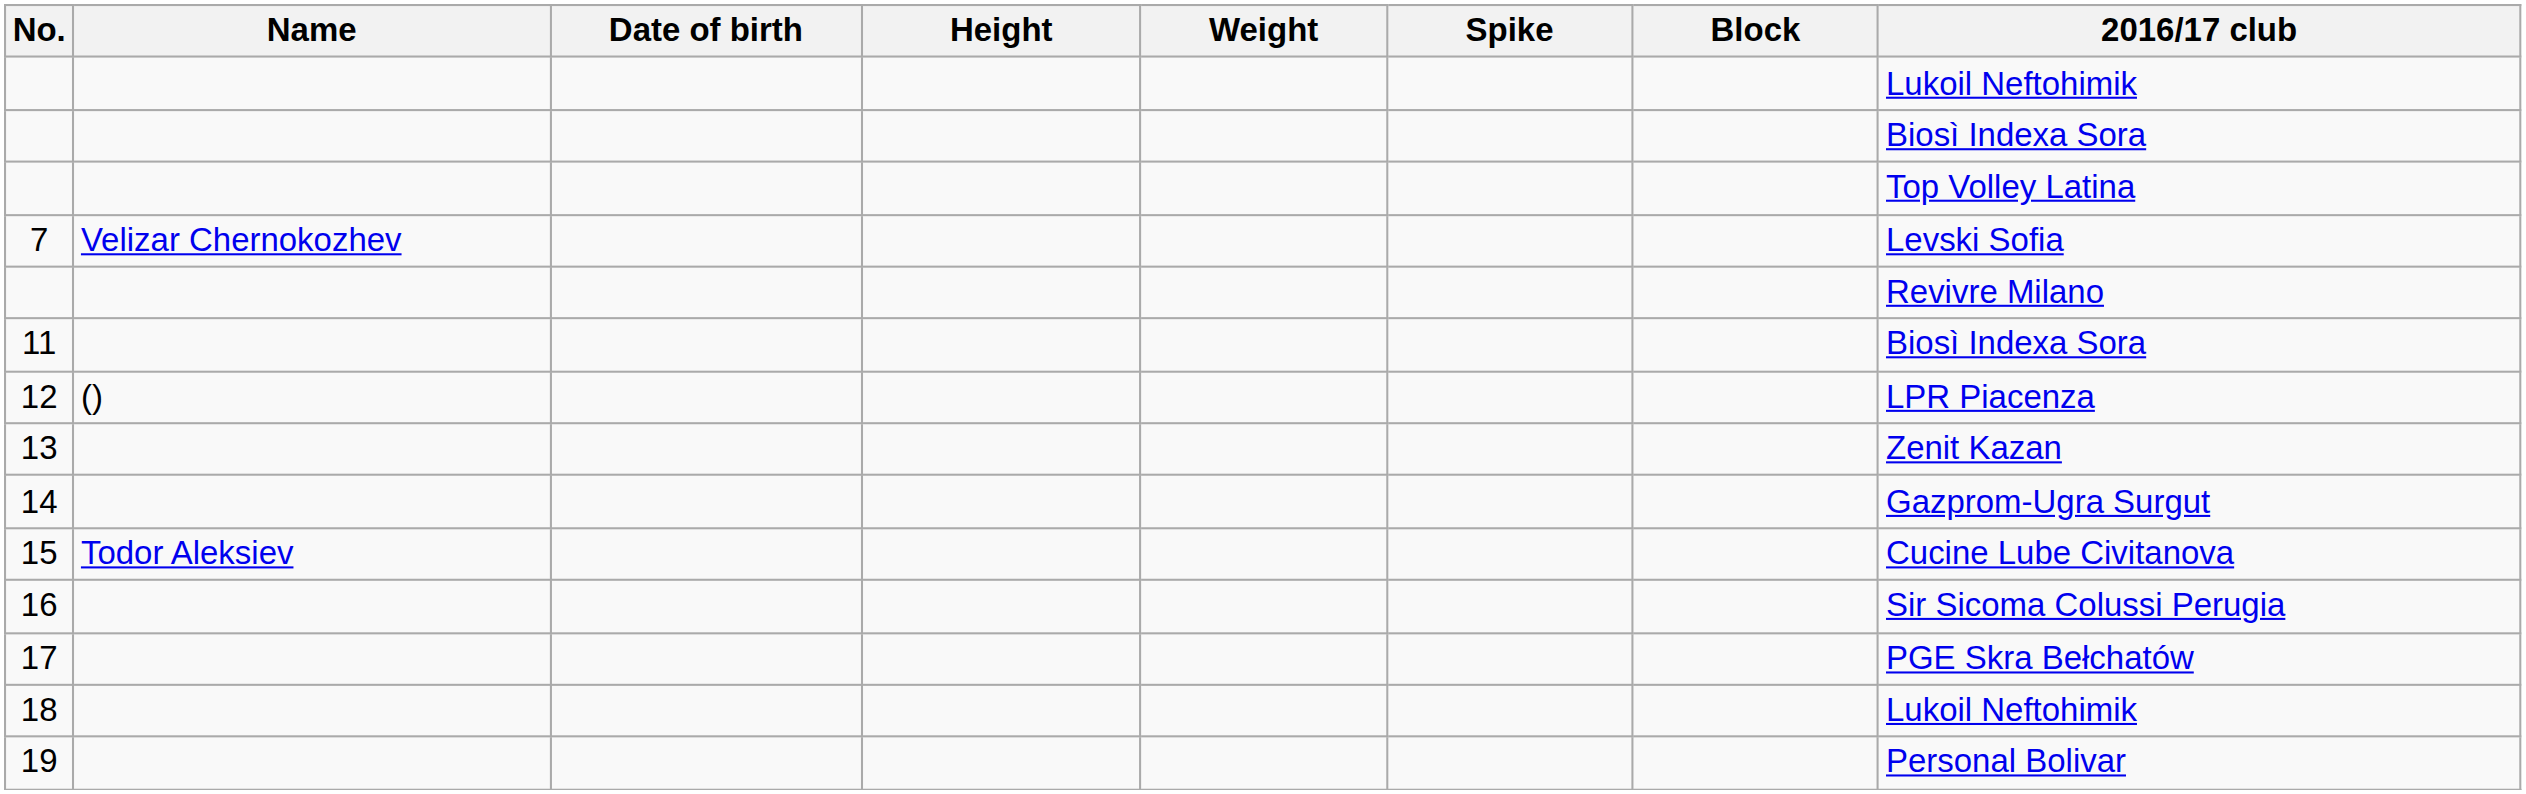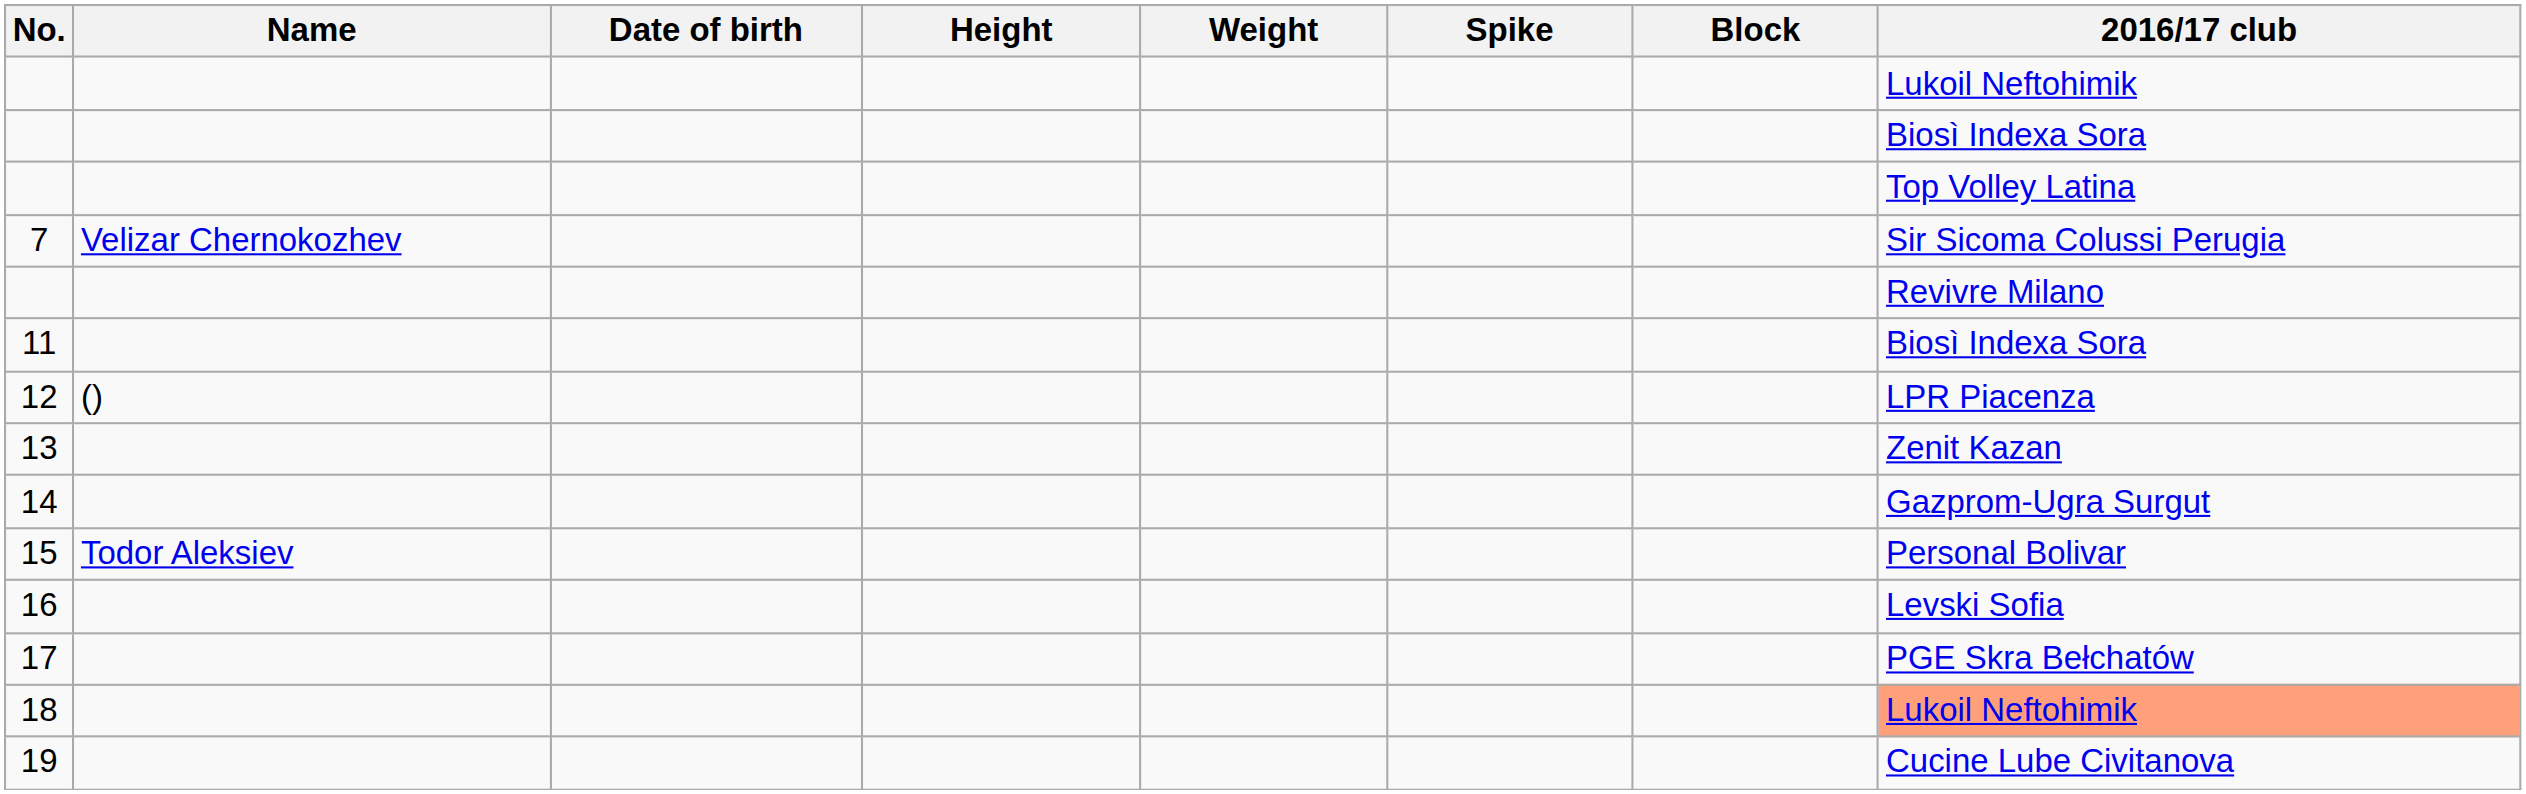(1975, 239) Levski Sofia -> (2086, 239) Sir Sicoma Colussi Perugia
(2060, 553) Cucine Lube Civitanova -> (2006, 553) Personal Bolivar
(2086, 605) Sir Sicoma Colussi Perugia -> (1975, 605) Levski Sofia
(2011, 710) no background -> (2011, 710) lightsalmon background
(2006, 762) Personal Bolivar -> (2060, 762) Cucine Lube Civitanova
